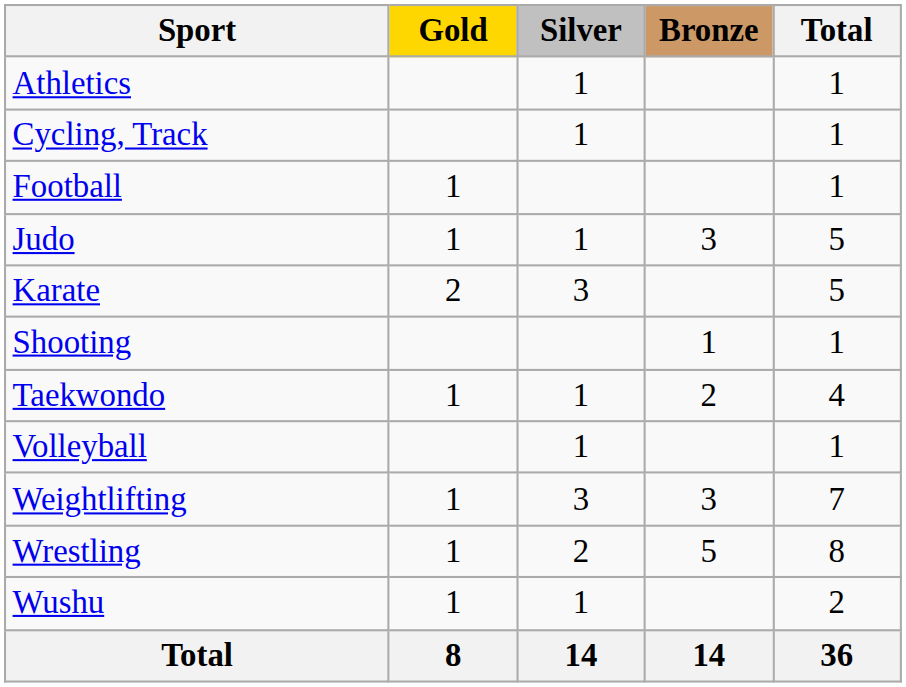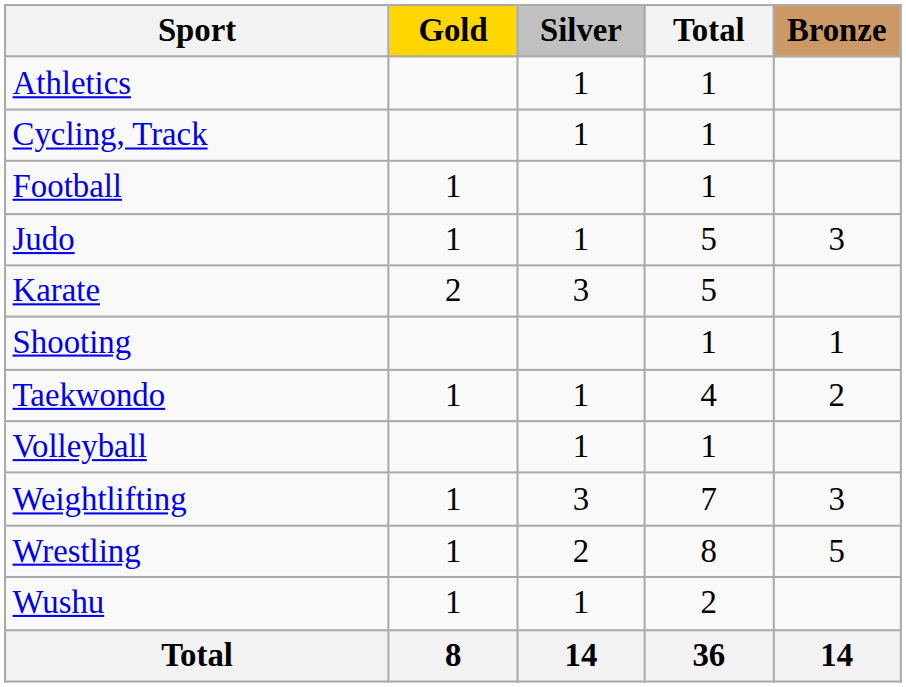columns swapped: (709, 30) <-> (837, 30)
